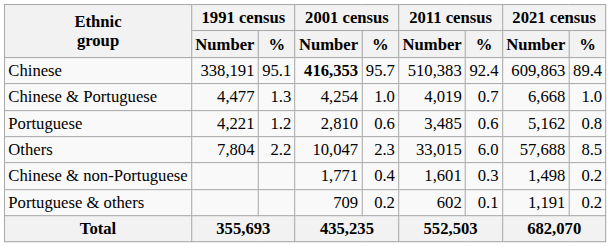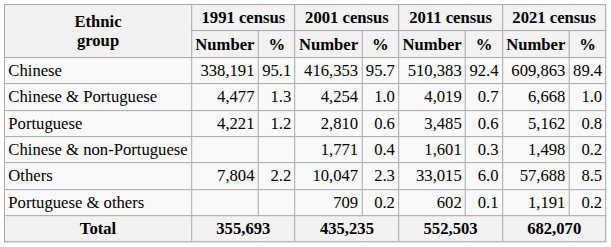(331, 70) bold -> (331, 70) normal
rows swapped: (98, 176) <-> (31, 149)
